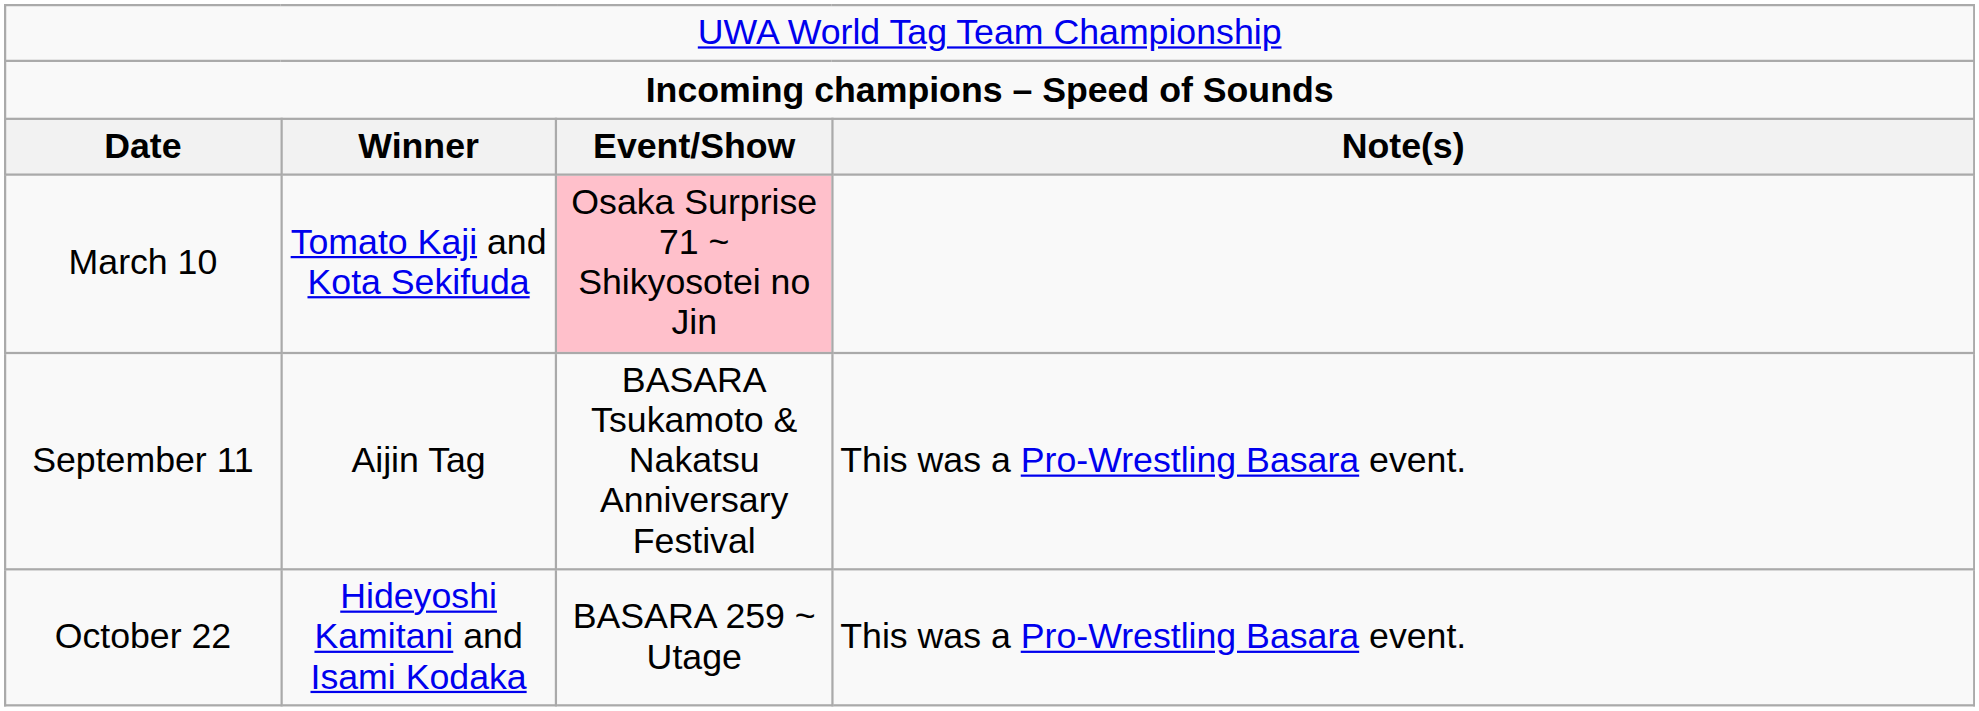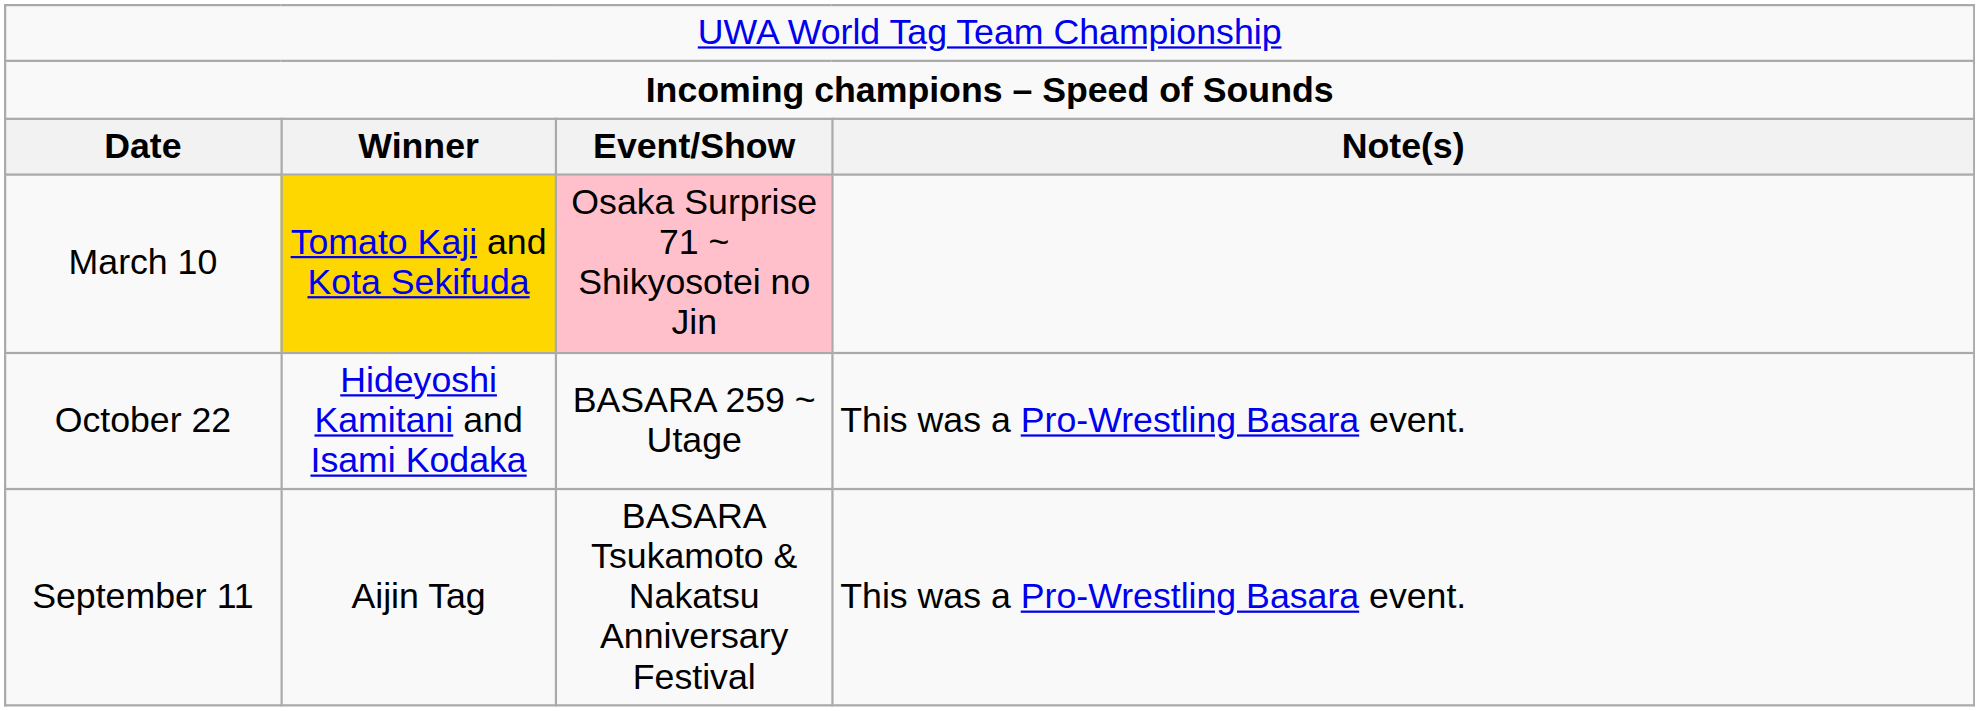(419, 262) no background -> (419, 262) gold background
rows swapped: (143, 459) <-> (143, 636)
